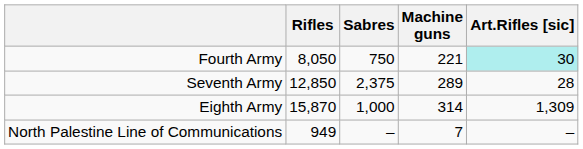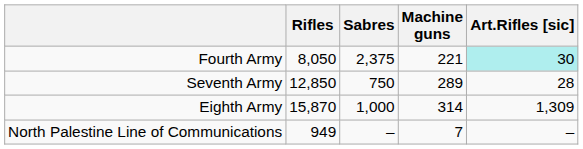(382, 58) 750 -> (375, 58) 2,375
(375, 83) 2,375 -> (382, 83) 750
